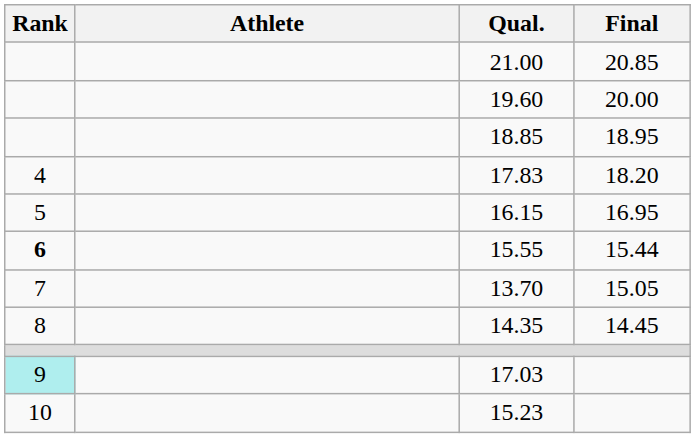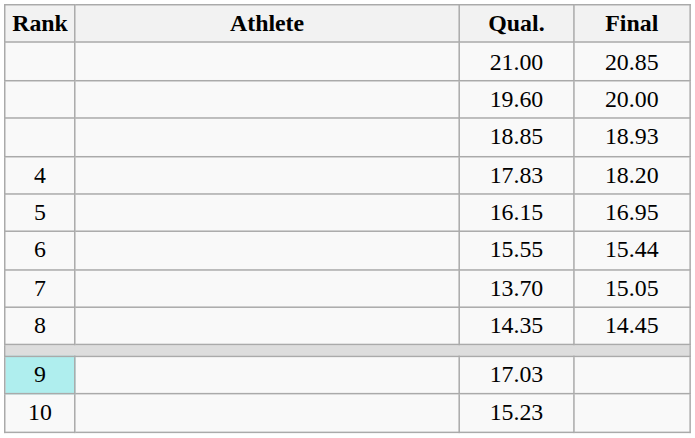(632, 136) 18.95 -> (632, 136) 18.93
(40, 250) bold -> (40, 250) normal
